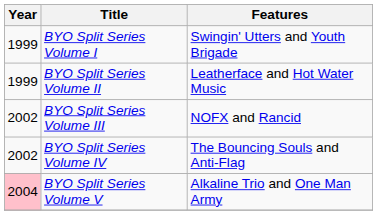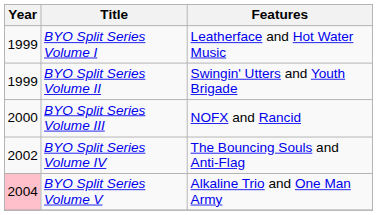(268, 44) Swingin' Utters and Youth Brigade -> (272, 44) Leatherface and Hot Water Music
(272, 81) Leatherface and Hot Water Music -> (268, 81) Swingin' Utters and Youth Brigade
(23, 118) 2002 -> (23, 118) 2000
